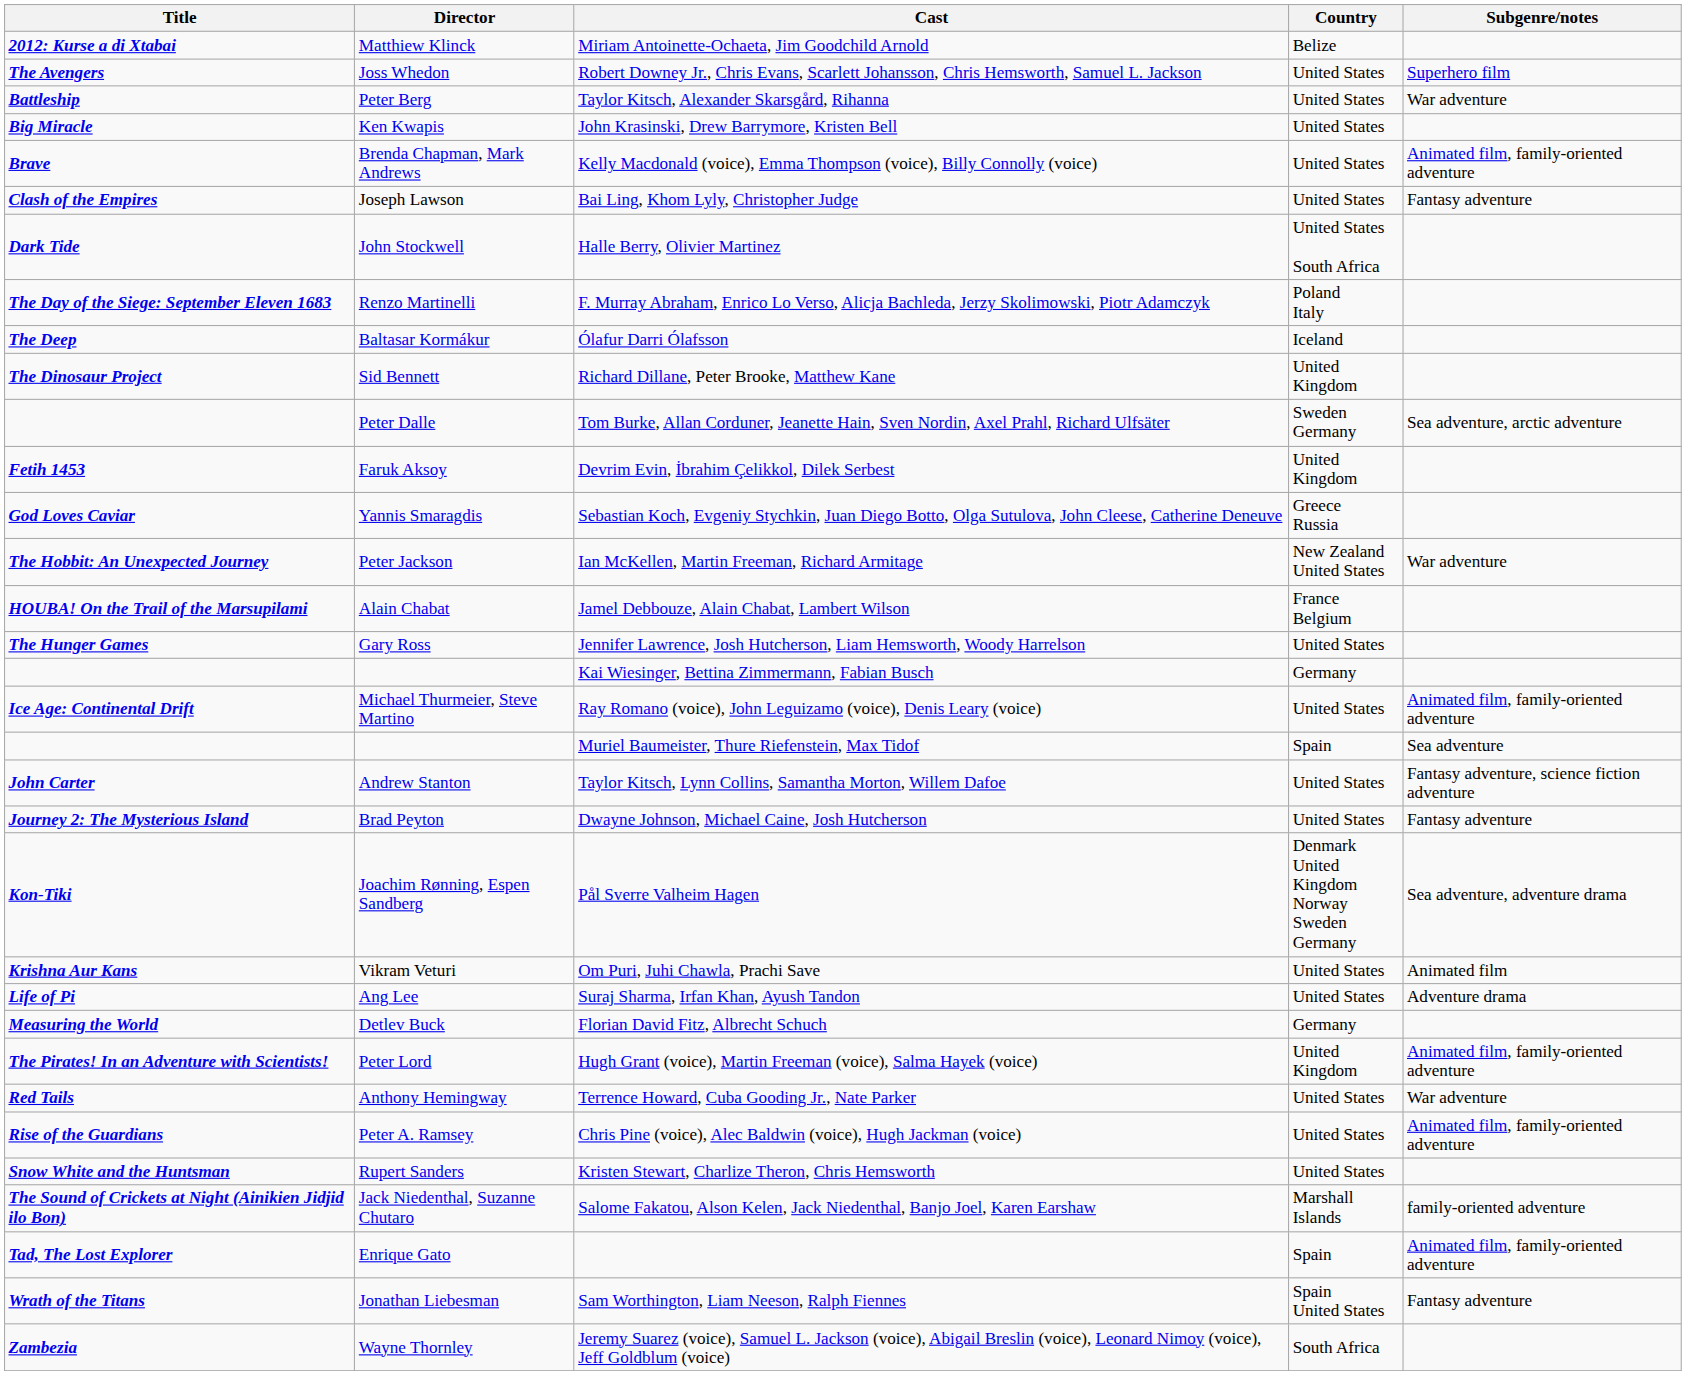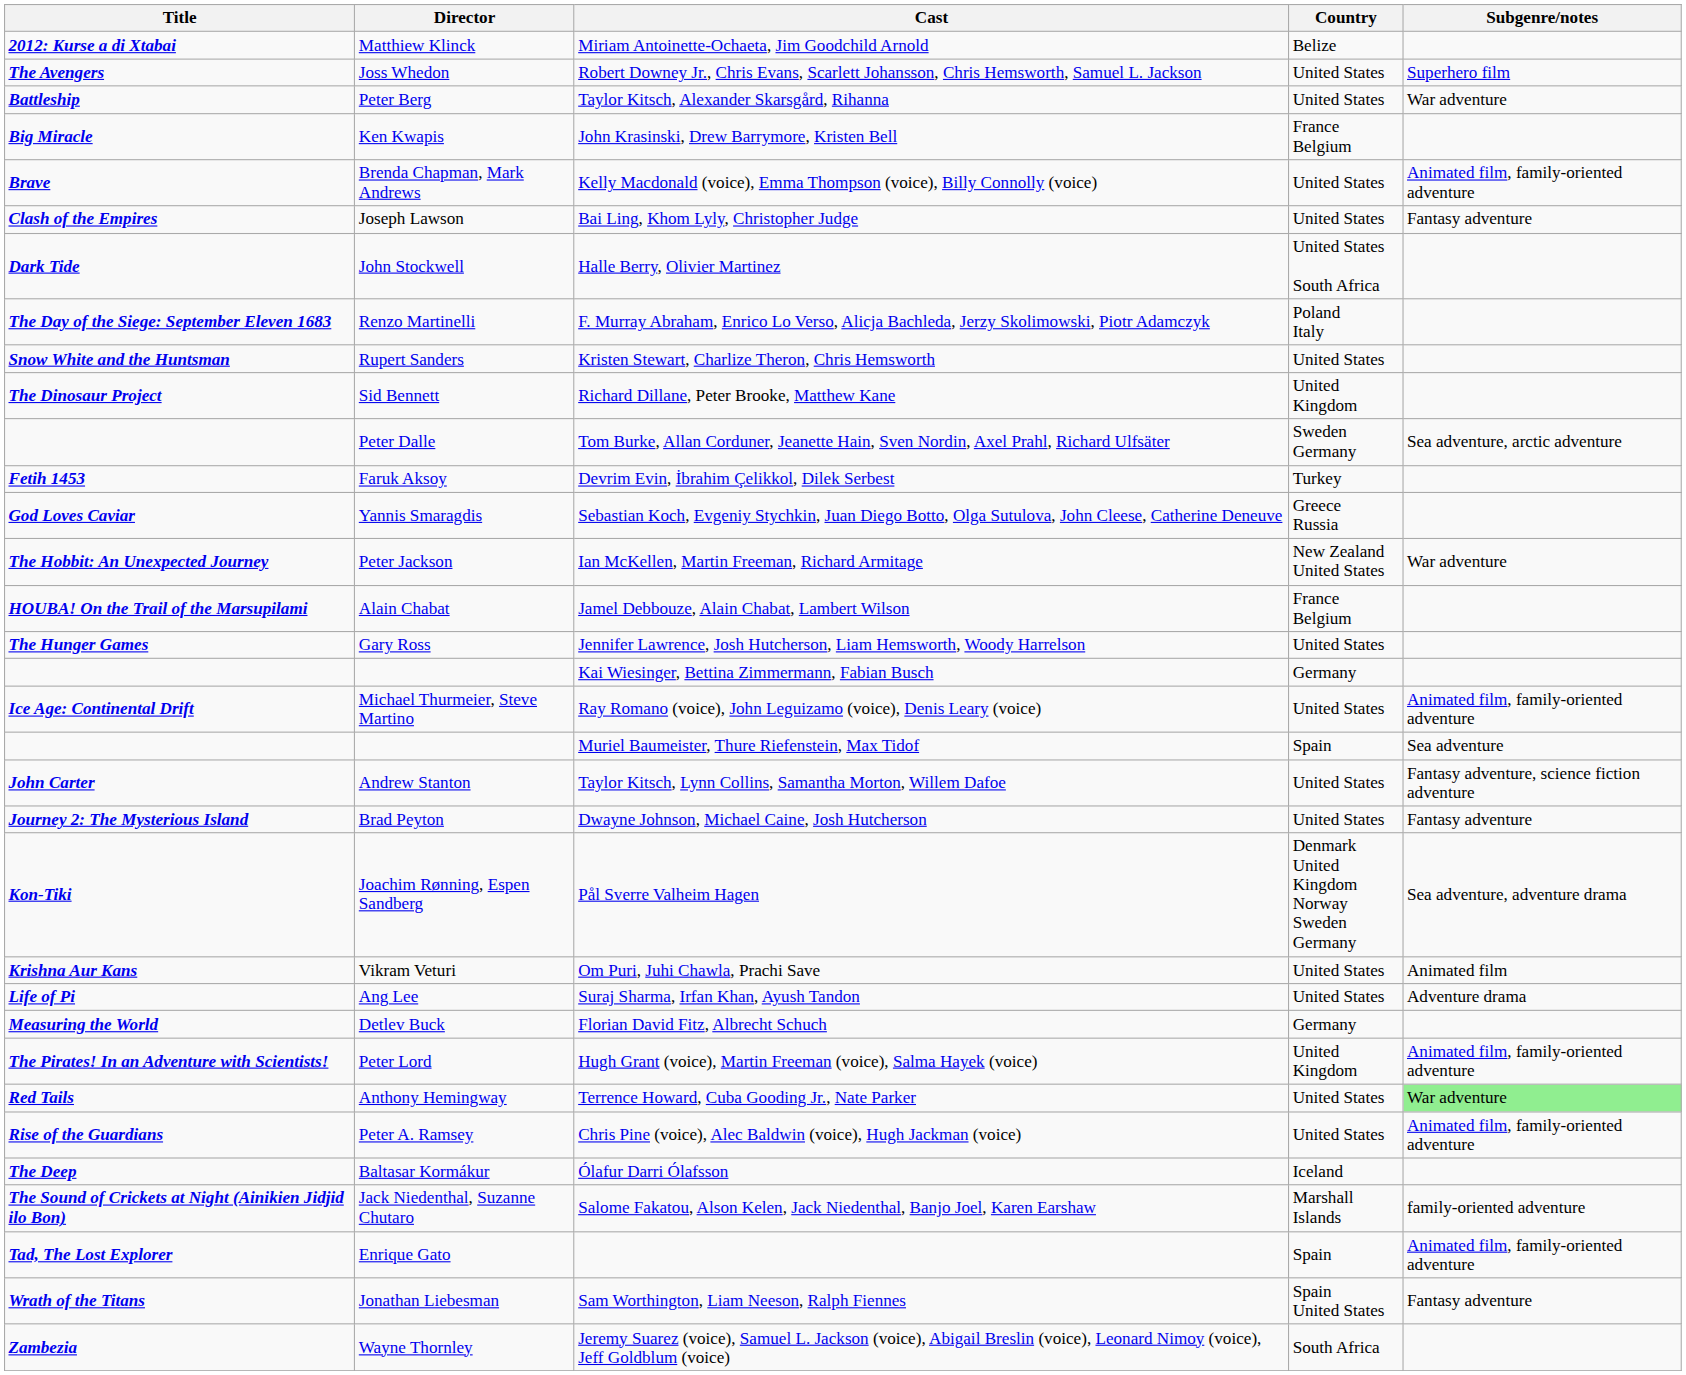(1339, 126) United States -> (1322, 136) France Belgium
rows swapped: (424, 339) <-> (411, 1171)
(1325, 469) United Kingdom -> (1317, 478) Turkey
(1457, 1097) no background -> (1457, 1097) lightgreen background
